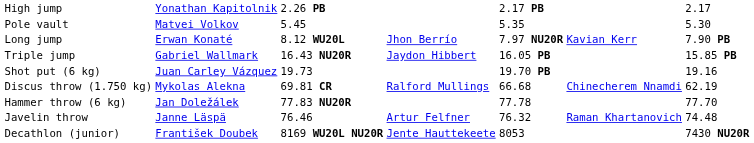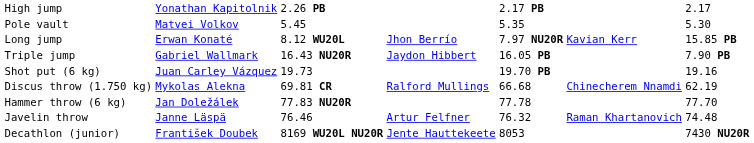(708, 40) 7.90 PB -> (711, 40) 15.85 PB
(711, 55) 15.85 PB -> (708, 55) 7.90 PB
